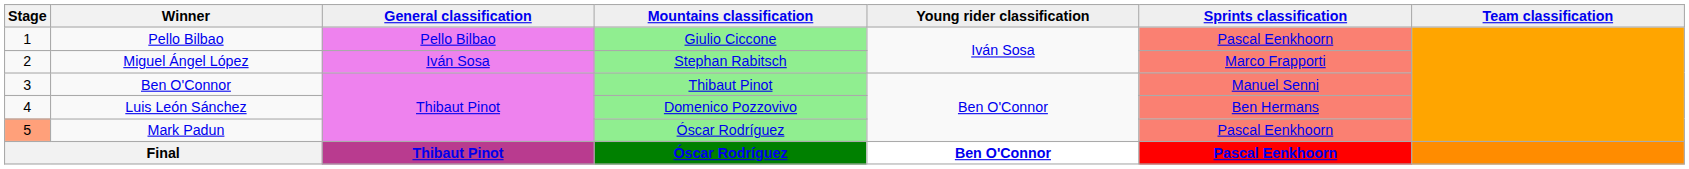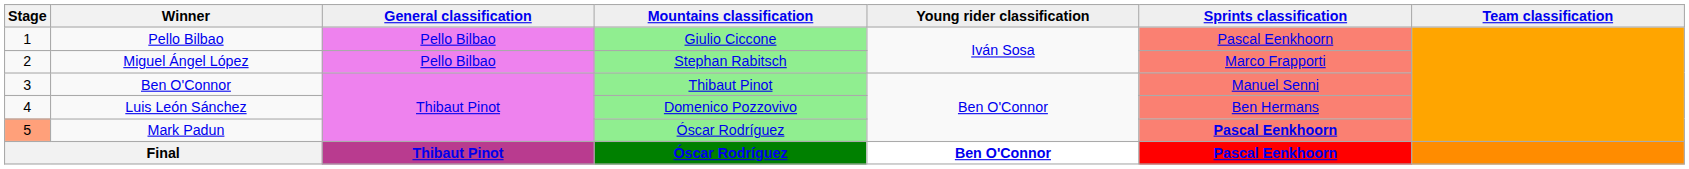(458, 62) Iván Sosa -> (458, 62) Pello Bilbao
(1275, 130) normal -> (1275, 130) bold
